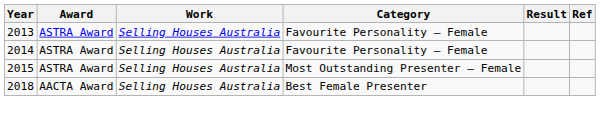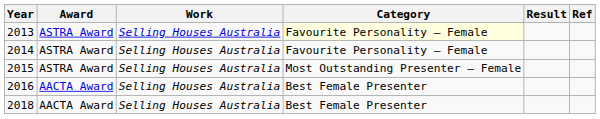(387, 32) no background -> (387, 32) lightyellow background
+ row: (21, 86)
